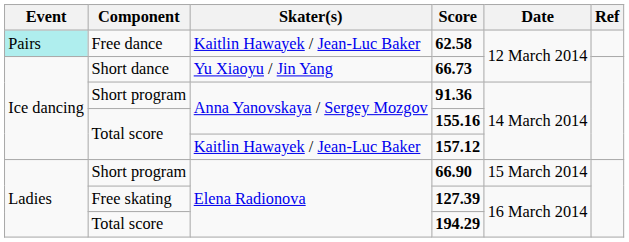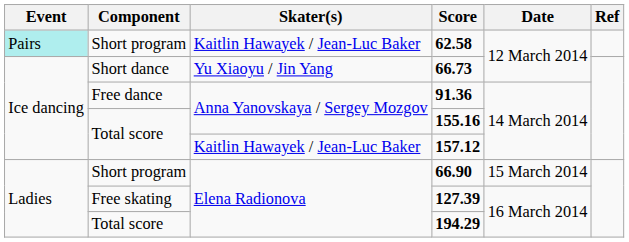(127, 43) Free dance -> (139, 43) Short program
(139, 95) Short program -> (127, 95) Free dance
